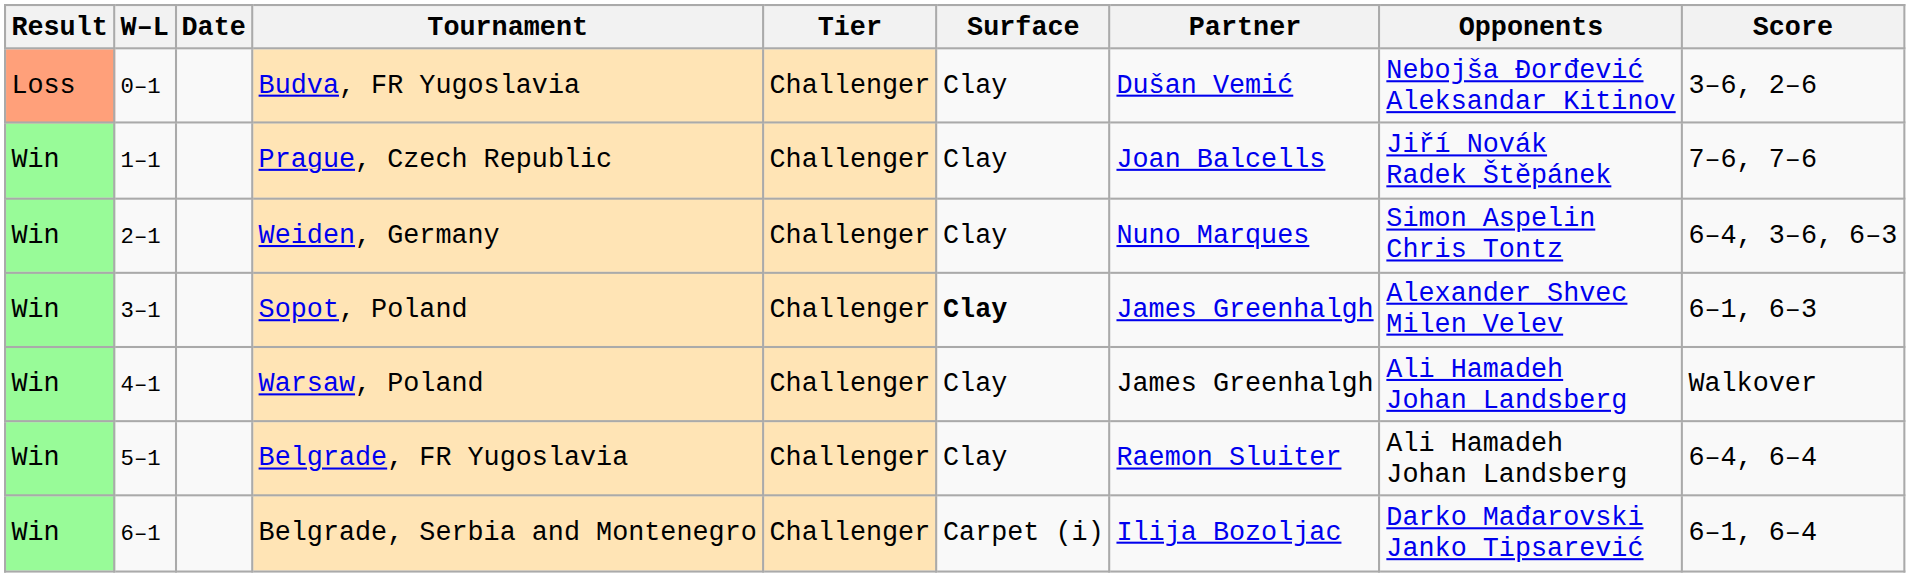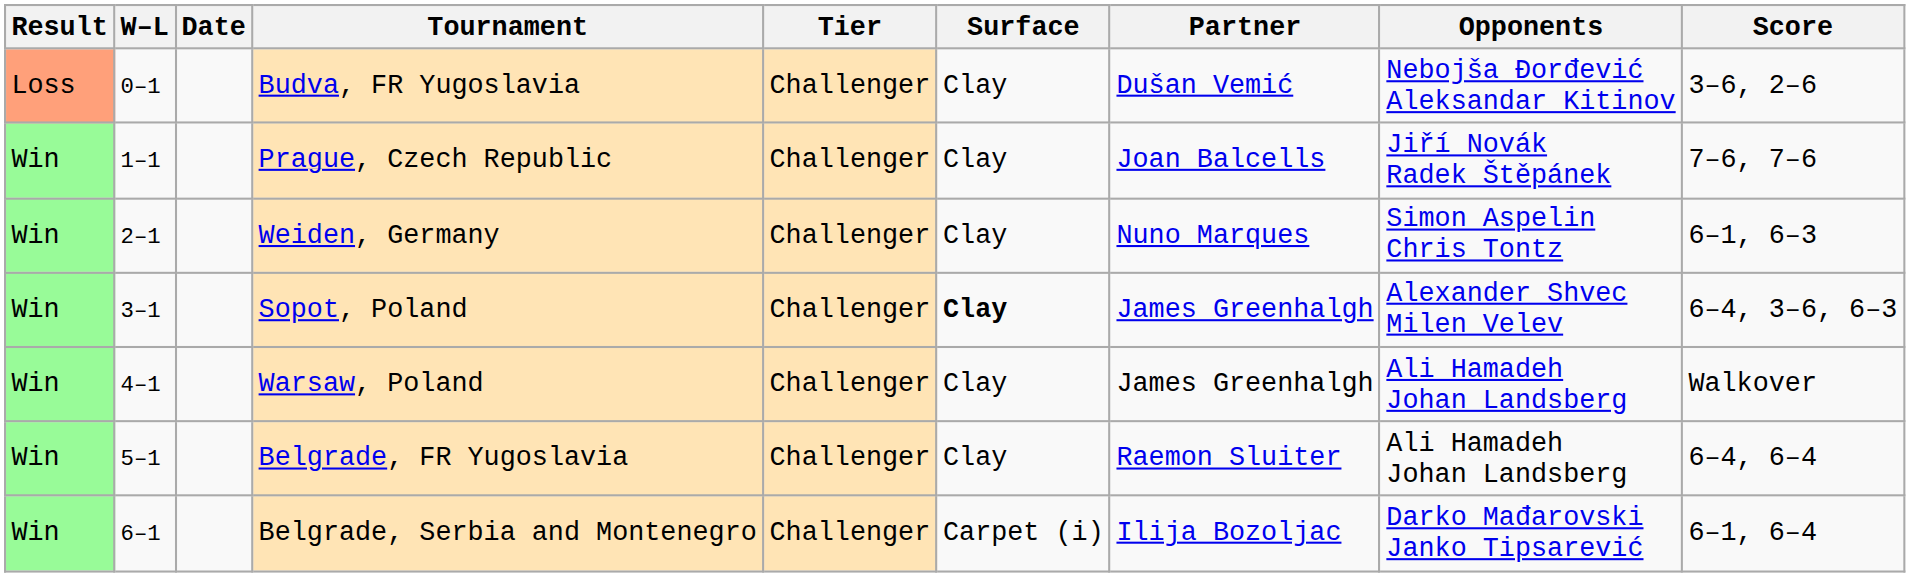(1793, 235) 6–4, 3–6, 6–3 -> (1753, 235) 6–1, 6–3
(1753, 310) 6–1, 6–3 -> (1793, 310) 6–4, 3–6, 6–3
